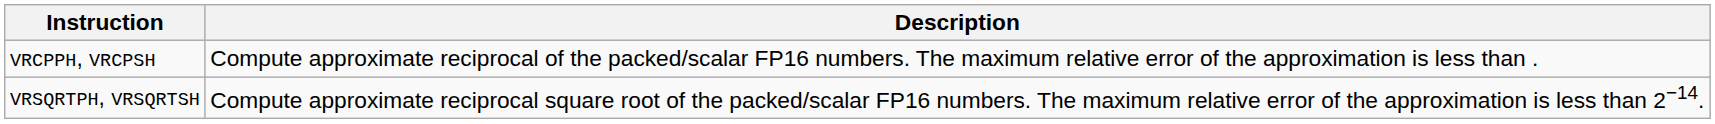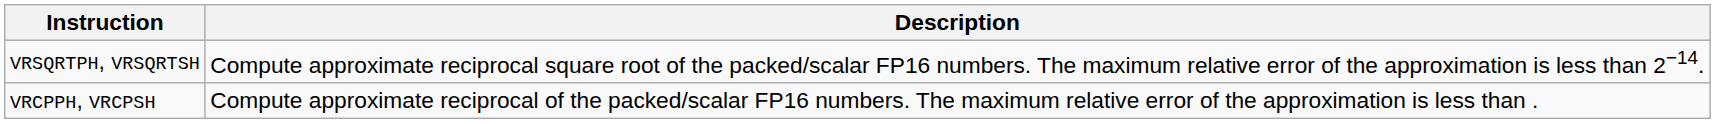rows swapped: (83, 59) <-> (105, 98)
